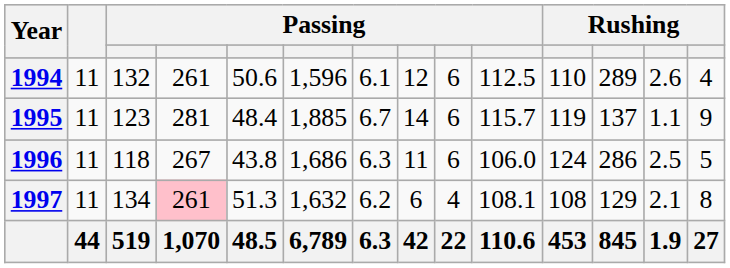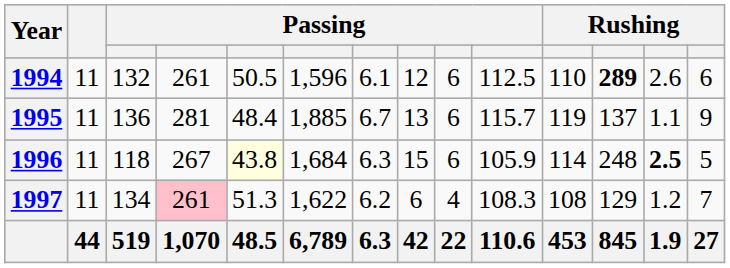(255, 77) 50.6 -> (255, 77) 50.5
(618, 77) normal -> (618, 77) bold
(706, 77) 4 -> (706, 77) 6
(131, 118) 123 -> (131, 118) 136
(416, 118) 14 -> (416, 118) 13
(255, 159) no background -> (255, 159) lightyellow background
(318, 159) 1,686 -> (318, 159) 1,684
(416, 159) 11 -> (416, 159) 15
(507, 159) 106.0 -> (507, 159) 105.9
(567, 159) 124 -> (567, 159) 114
(618, 159) 286 -> (618, 159) 248
(665, 159) normal -> (665, 159) bold
(318, 200) 1,632 -> (318, 200) 1,622
(507, 200) 108.1 -> (507, 200) 108.3
(665, 200) 2.1 -> (665, 200) 1.2
(706, 200) 8 -> (706, 200) 7
